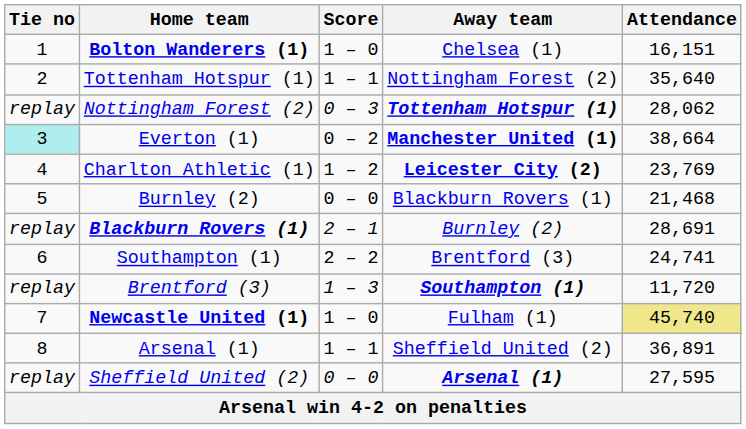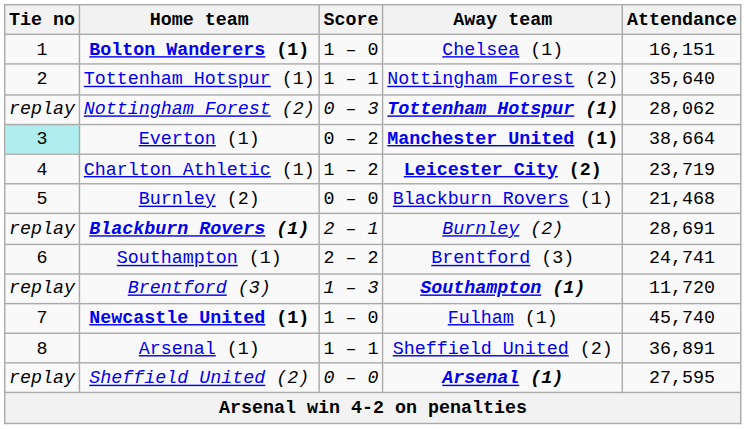(682, 169) 23,769 -> (682, 169) 23,719
(682, 318) khaki background -> (682, 318) no background
